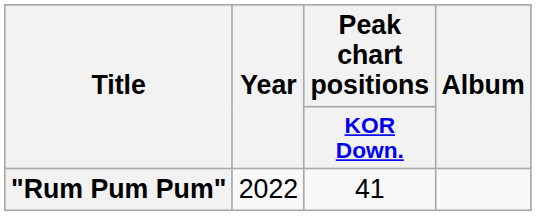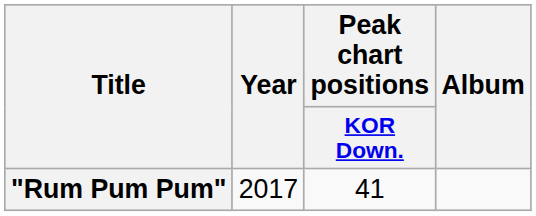(268, 189) 2022 -> (268, 189) 2017
